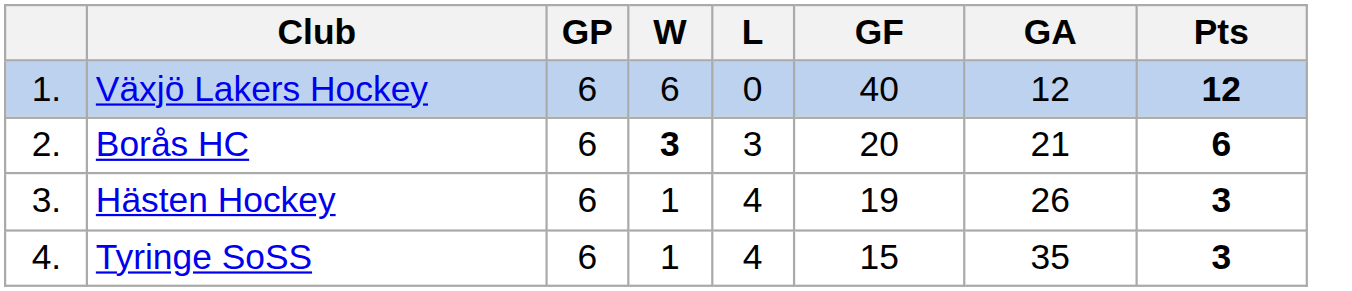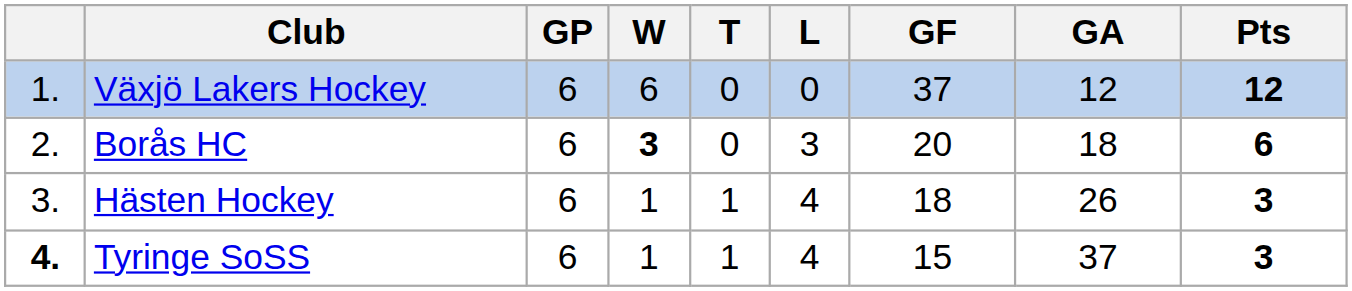+ column: (729, 32)
(879, 88) 40 -> (932, 88) 37
(1050, 144) 21 -> (1098, 144) 18
(879, 200) 19 -> (932, 200) 18
(46, 256) normal -> (45, 256) bold
(1050, 256) 35 -> (1098, 256) 37
